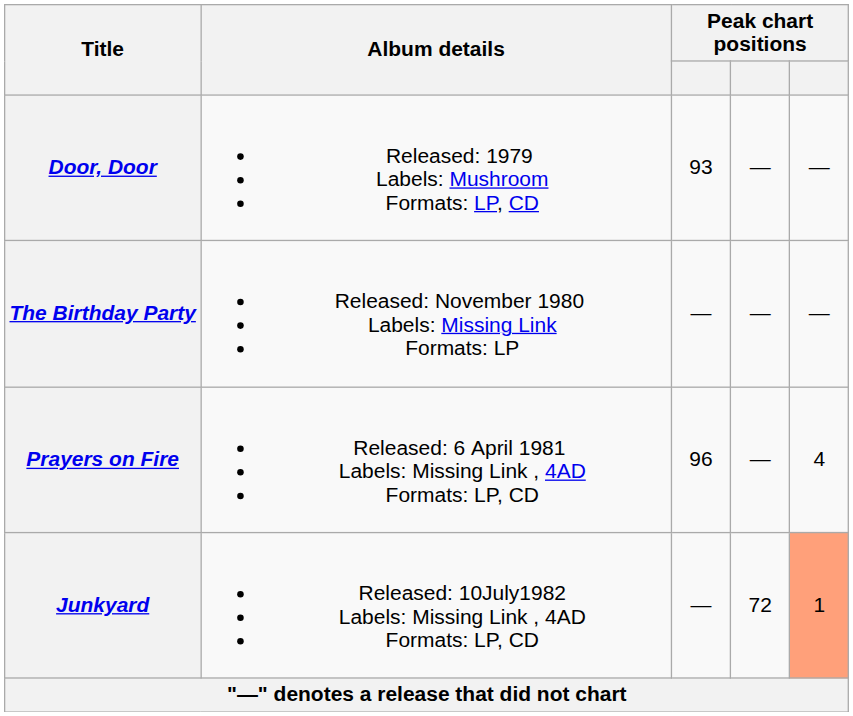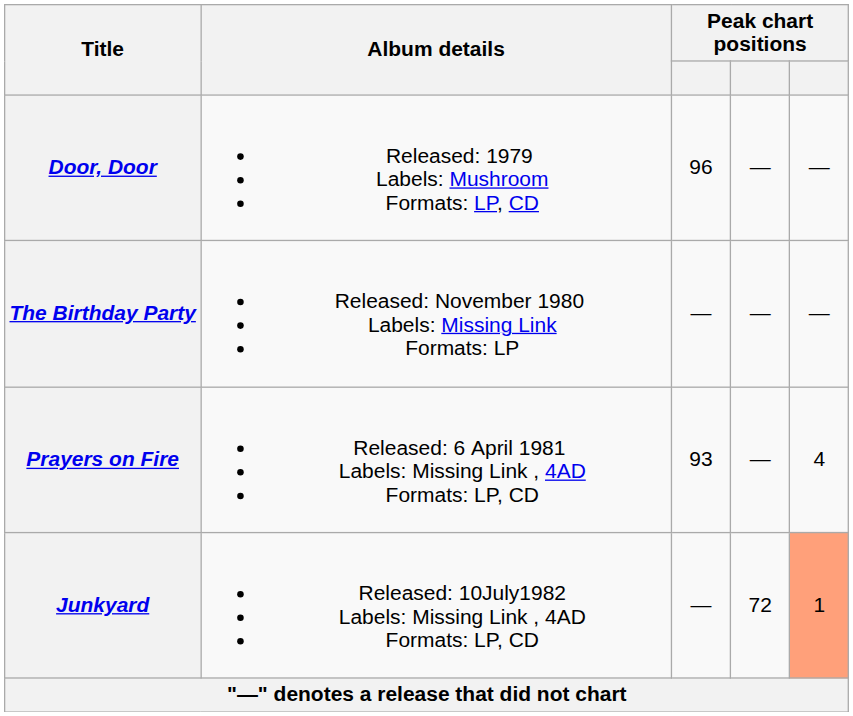(701, 167) 93 -> (701, 167) 96
(701, 459) 96 -> (701, 459) 93
